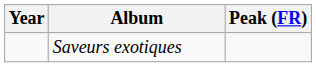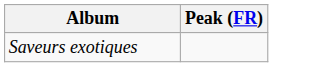- column: (27, 18)
